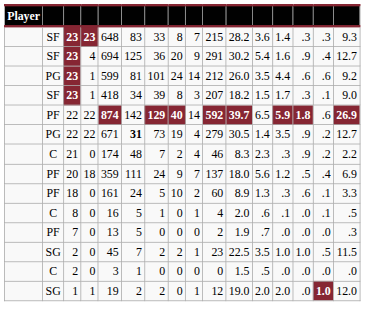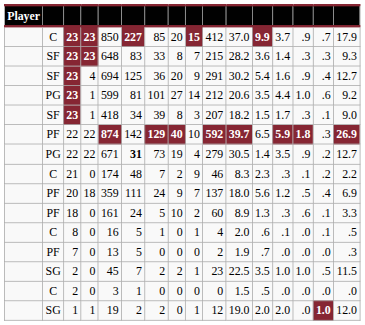+ row: (53, 37)
(177, 76) 24 -> (177, 95) 27
(239, 76) 26.0 -> (239, 95) 20.6
(306, 76) .6 -> (303, 95) 1.0
(194, 115) 14 -> (194, 134) 10
(326, 115) .6 -> (326, 134) .3
(197, 154) 4 -> (197, 173) 9
(306, 154) .9 -> (306, 173) .1
